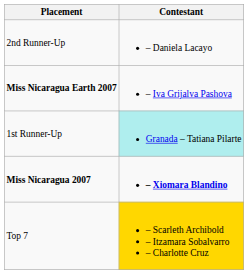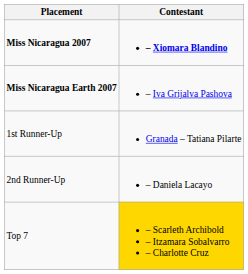rows swapped: (49, 179) <-> (36, 42)
(181, 139) paleturquoise background -> (181, 139) no background
